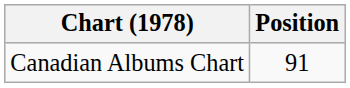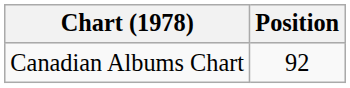(297, 62) 91 -> (297, 62) 92
